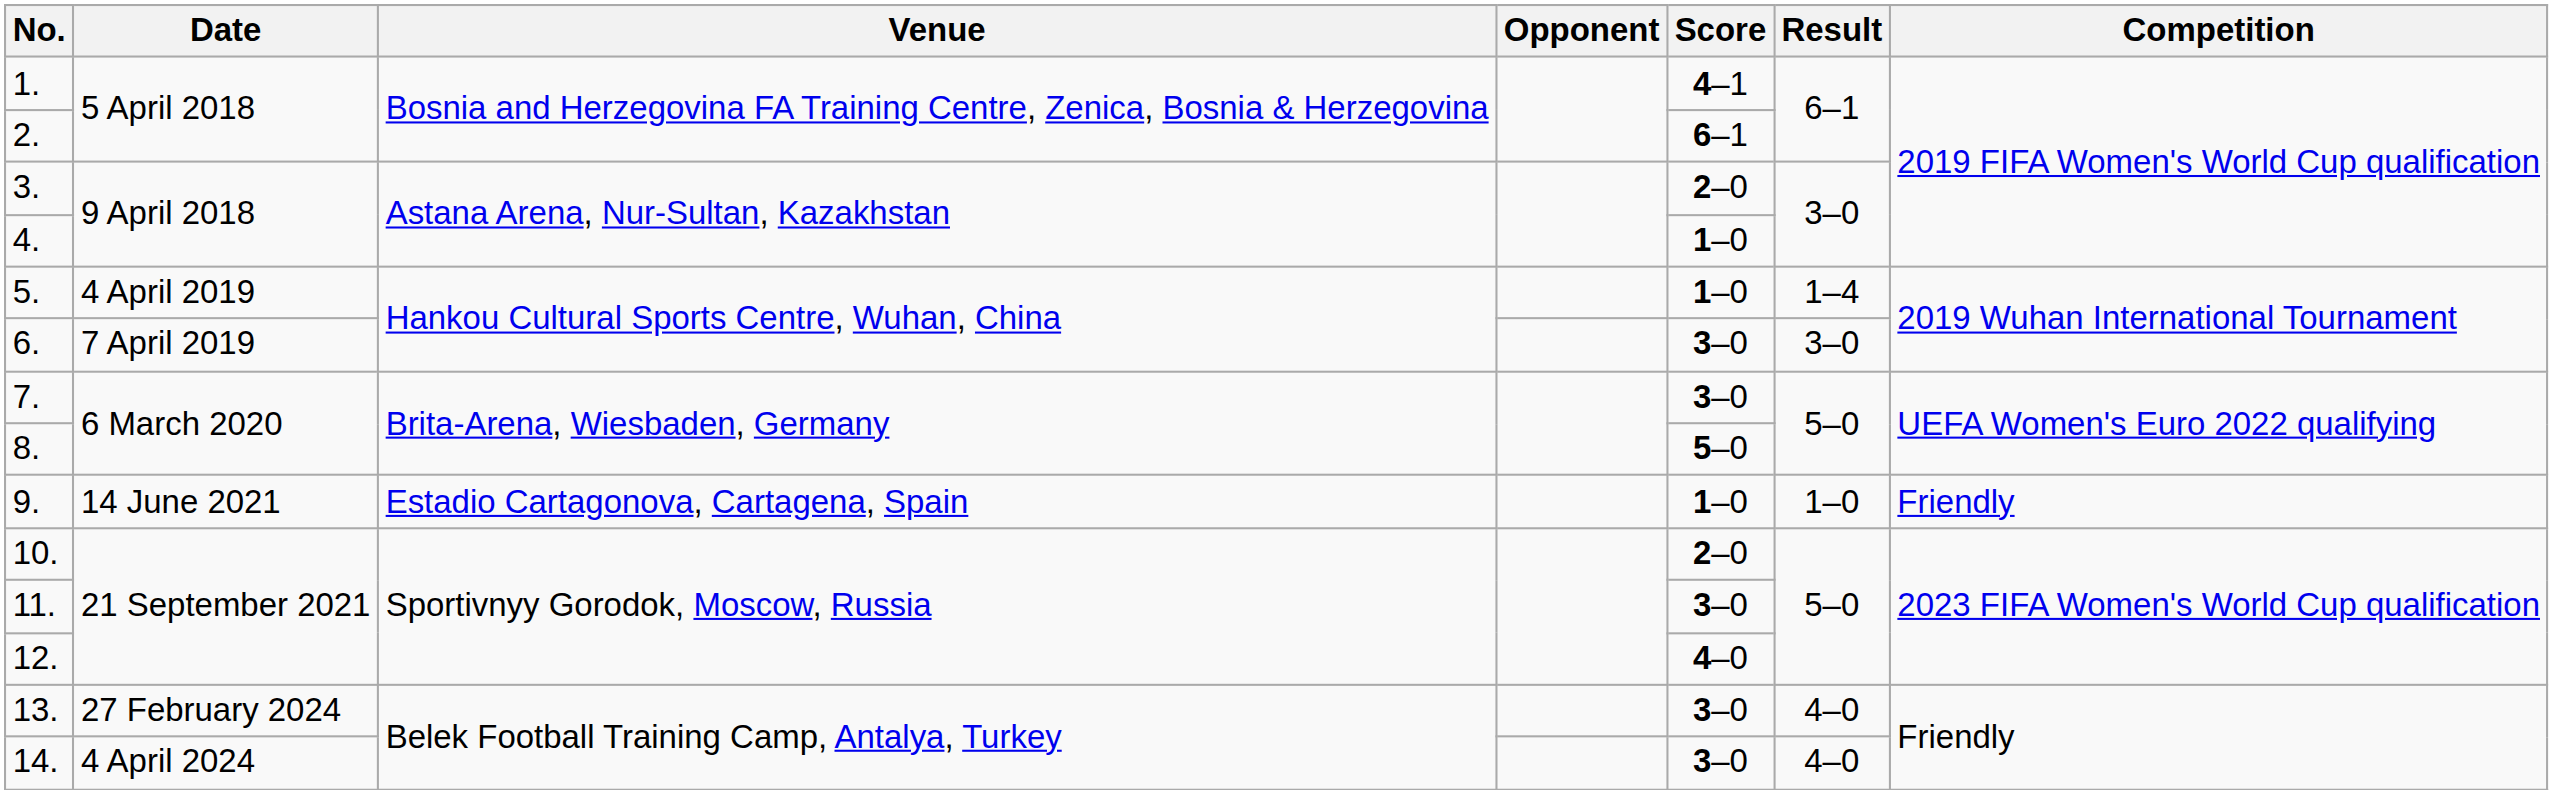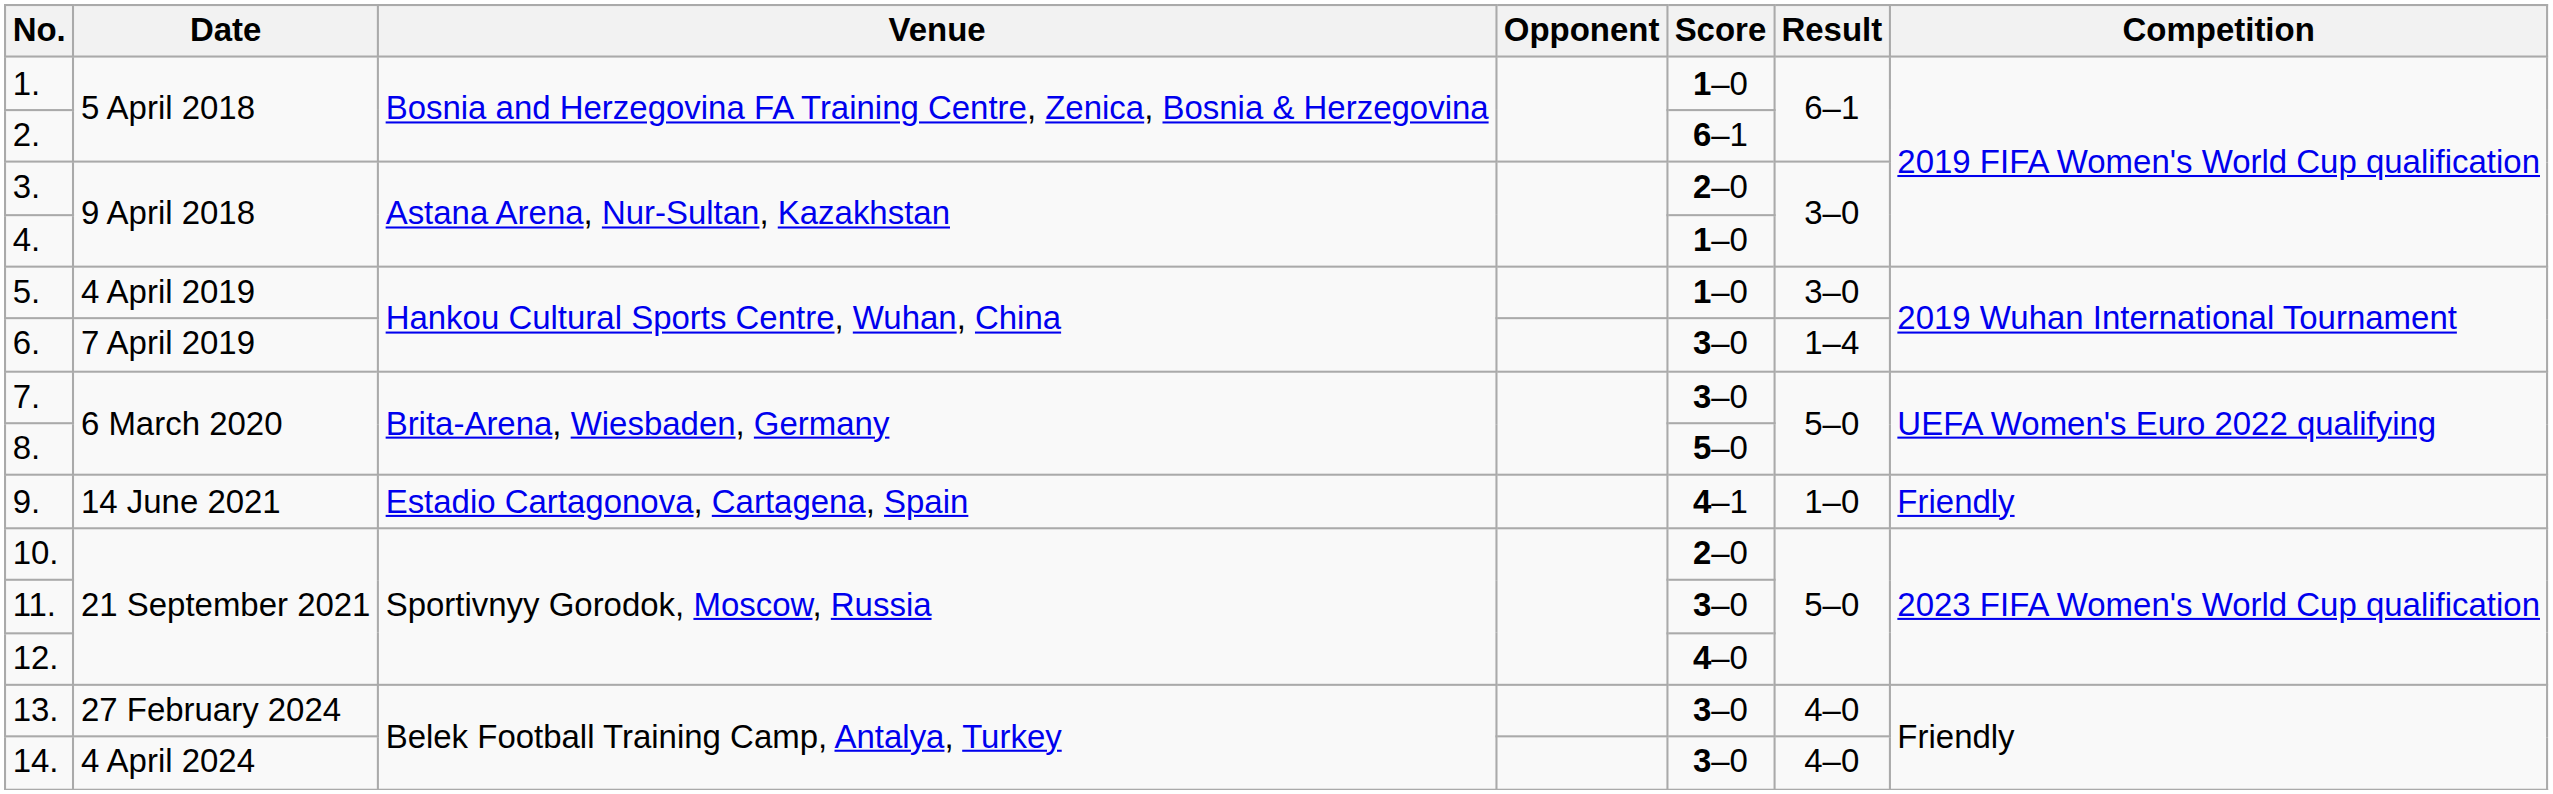(1720, 82) 4–1 -> (1720, 82) 1–0
(1832, 291) 1–4 -> (1832, 291) 3–0
(1832, 344) 3–0 -> (1832, 344) 1–4
(1720, 501) 1–0 -> (1720, 501) 4–1
